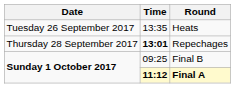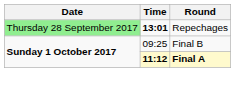- row: (185, 28)
(72, 43) no background -> (72, 28) lightgreen background
